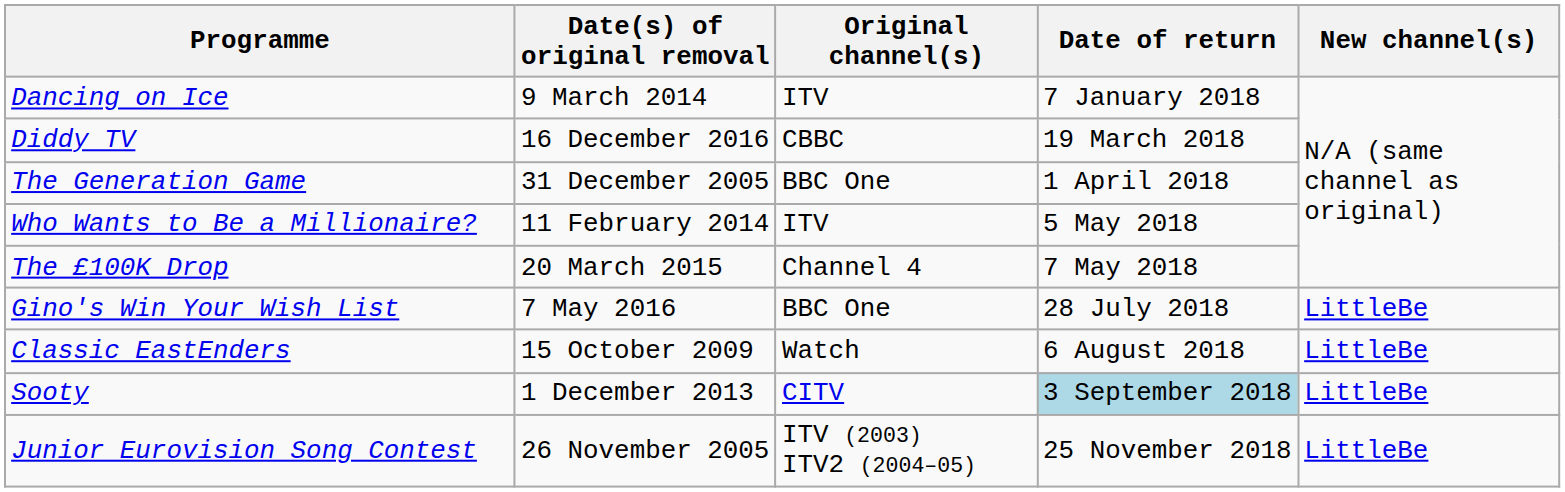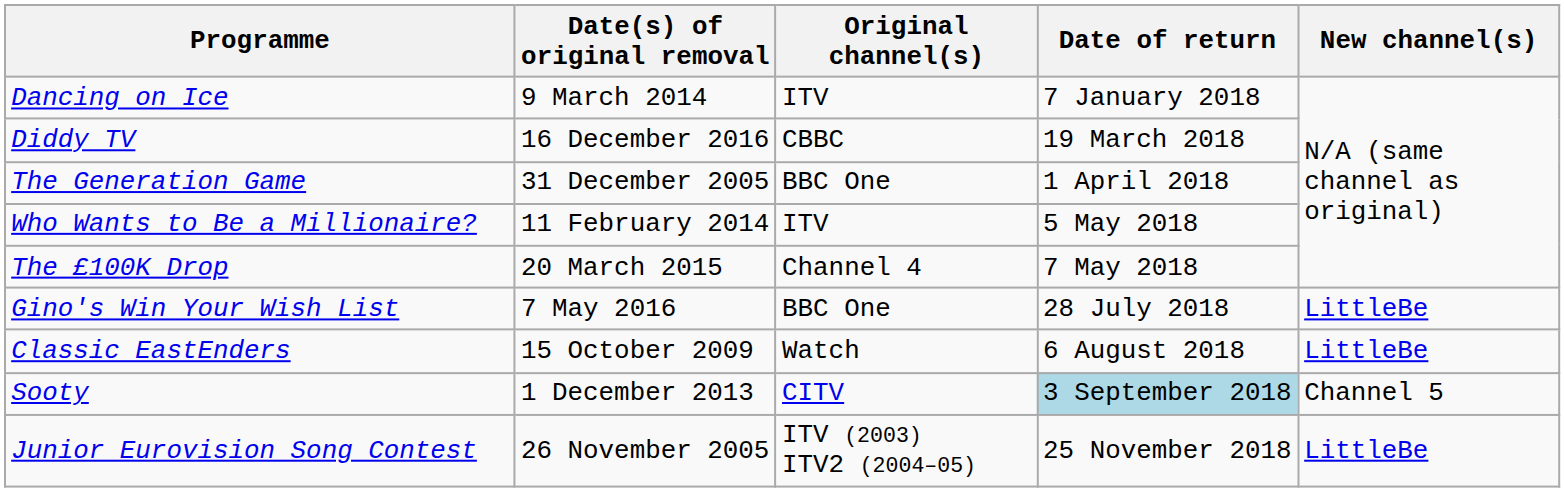(1366, 393) LittleBe -> (1374, 393) Channel 5
